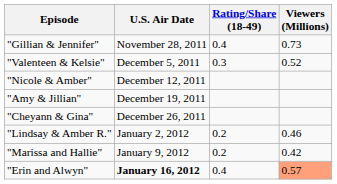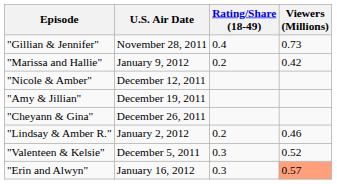rows swapped: (56, 62) <-> (55, 152)
(158, 170) bold -> (156, 170) normal
(219, 170) 0.4 -> (219, 170) 0.3
